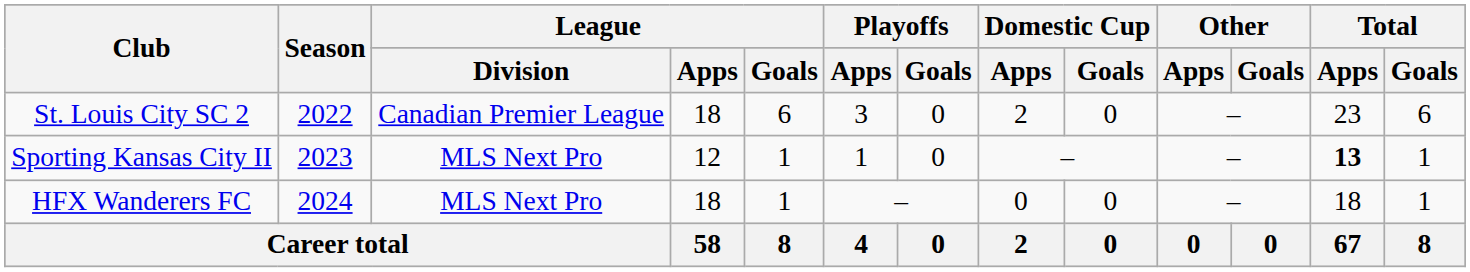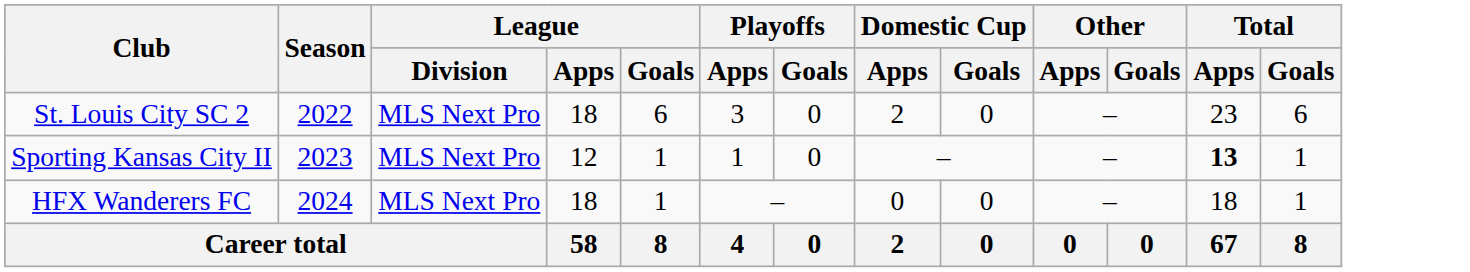(521, 113) Canadian Premier League -> (459, 113) MLS Next Pro
